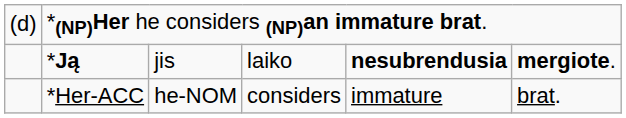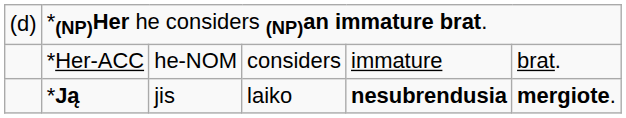rows swapped: (63, 61) <-> (95, 95)
